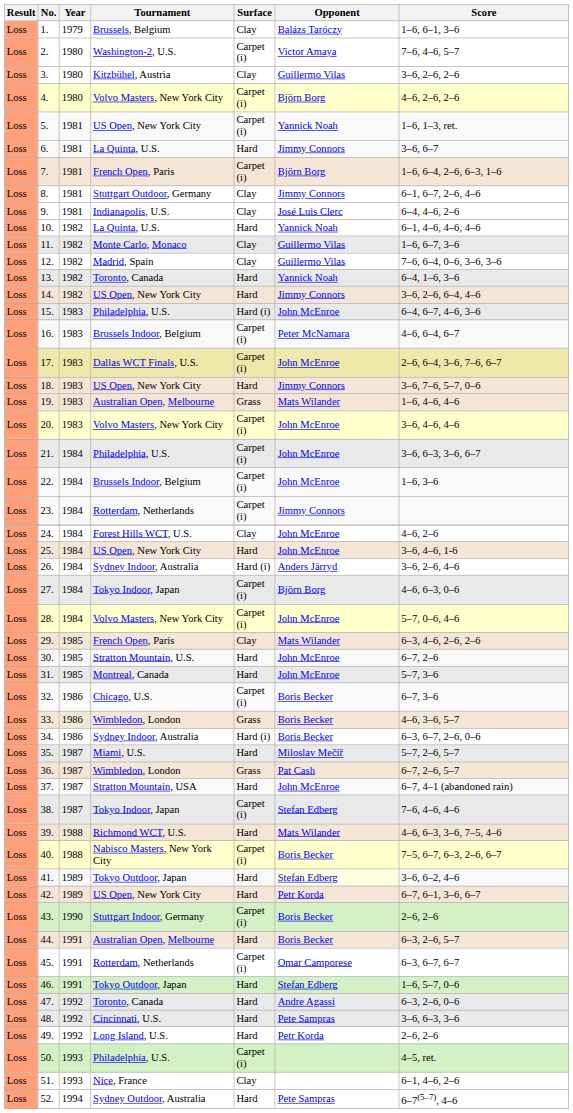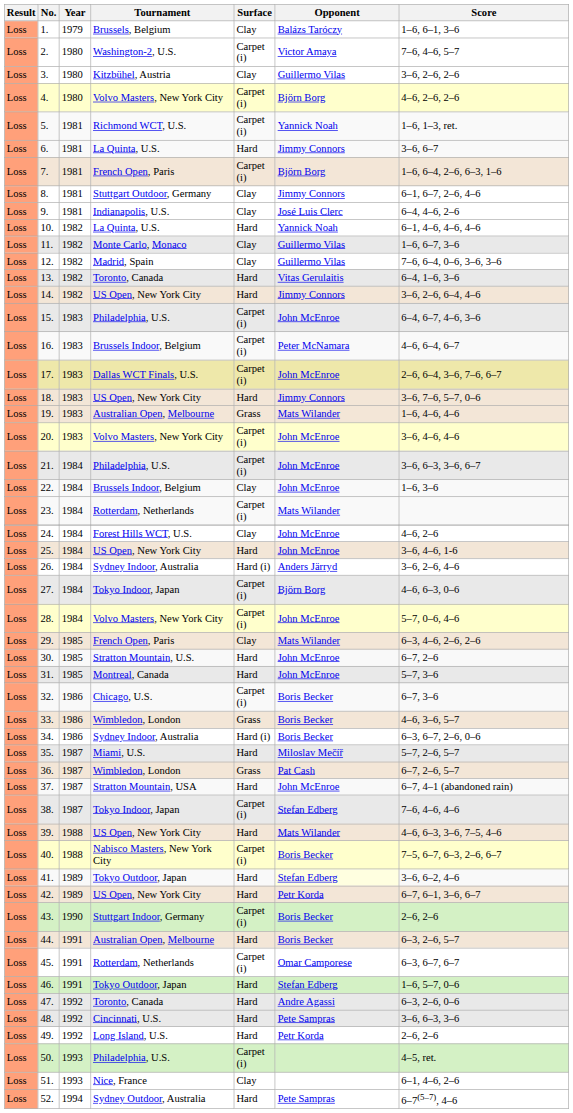(147, 126) US Open, New York City -> (140, 126) Richmond WCT, U.S.
(308, 278) Yannick Noah -> (311, 278) Vitas Gerulaitis
(253, 311) Hard (i) -> (251, 317) Carpet (i)
(251, 482) Carpet (i) -> (246, 488) Clay
(311, 510) Jimmy Connors -> (309, 510) Mats Wilander
(140, 832) Richmond WCT, U.S. -> (147, 832) US Open, New York City
